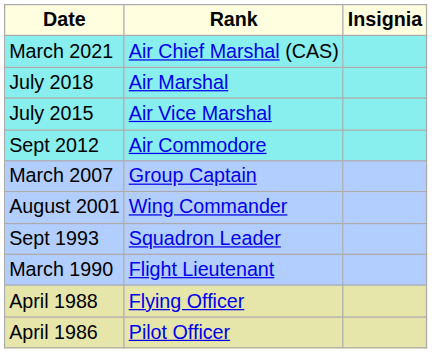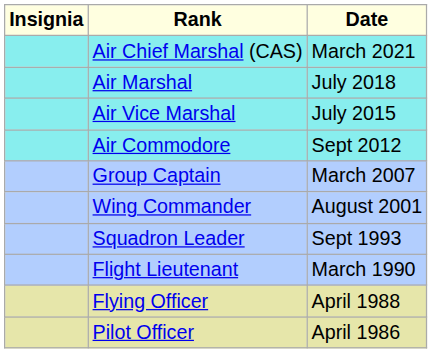columns swapped: (385, 20) <-> (64, 20)
